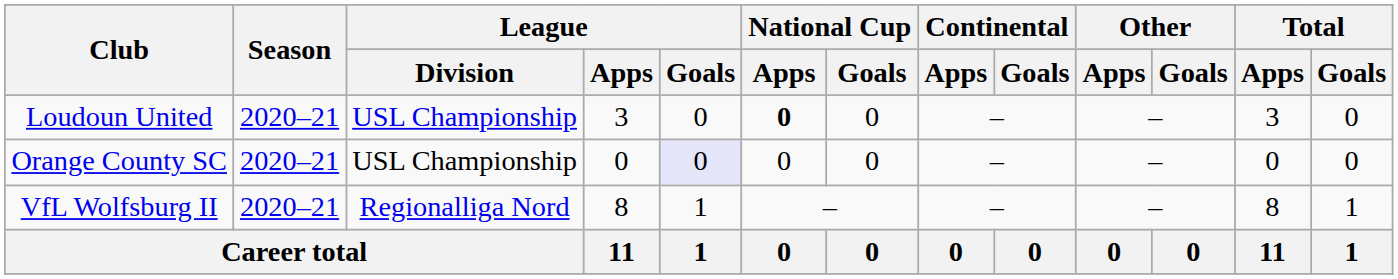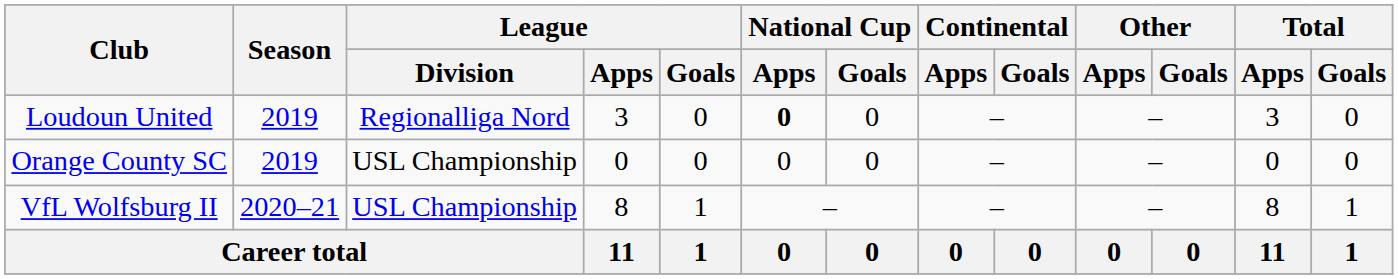(290, 116) 2020–21 -> (290, 116) 2019
(465, 116) USL Championship -> (465, 116) Regionalliga Nord
(290, 161) 2020–21 -> (290, 161) 2019
(701, 161) lavender background -> (701, 161) no background
(465, 206) Regionalliga Nord -> (465, 206) USL Championship
